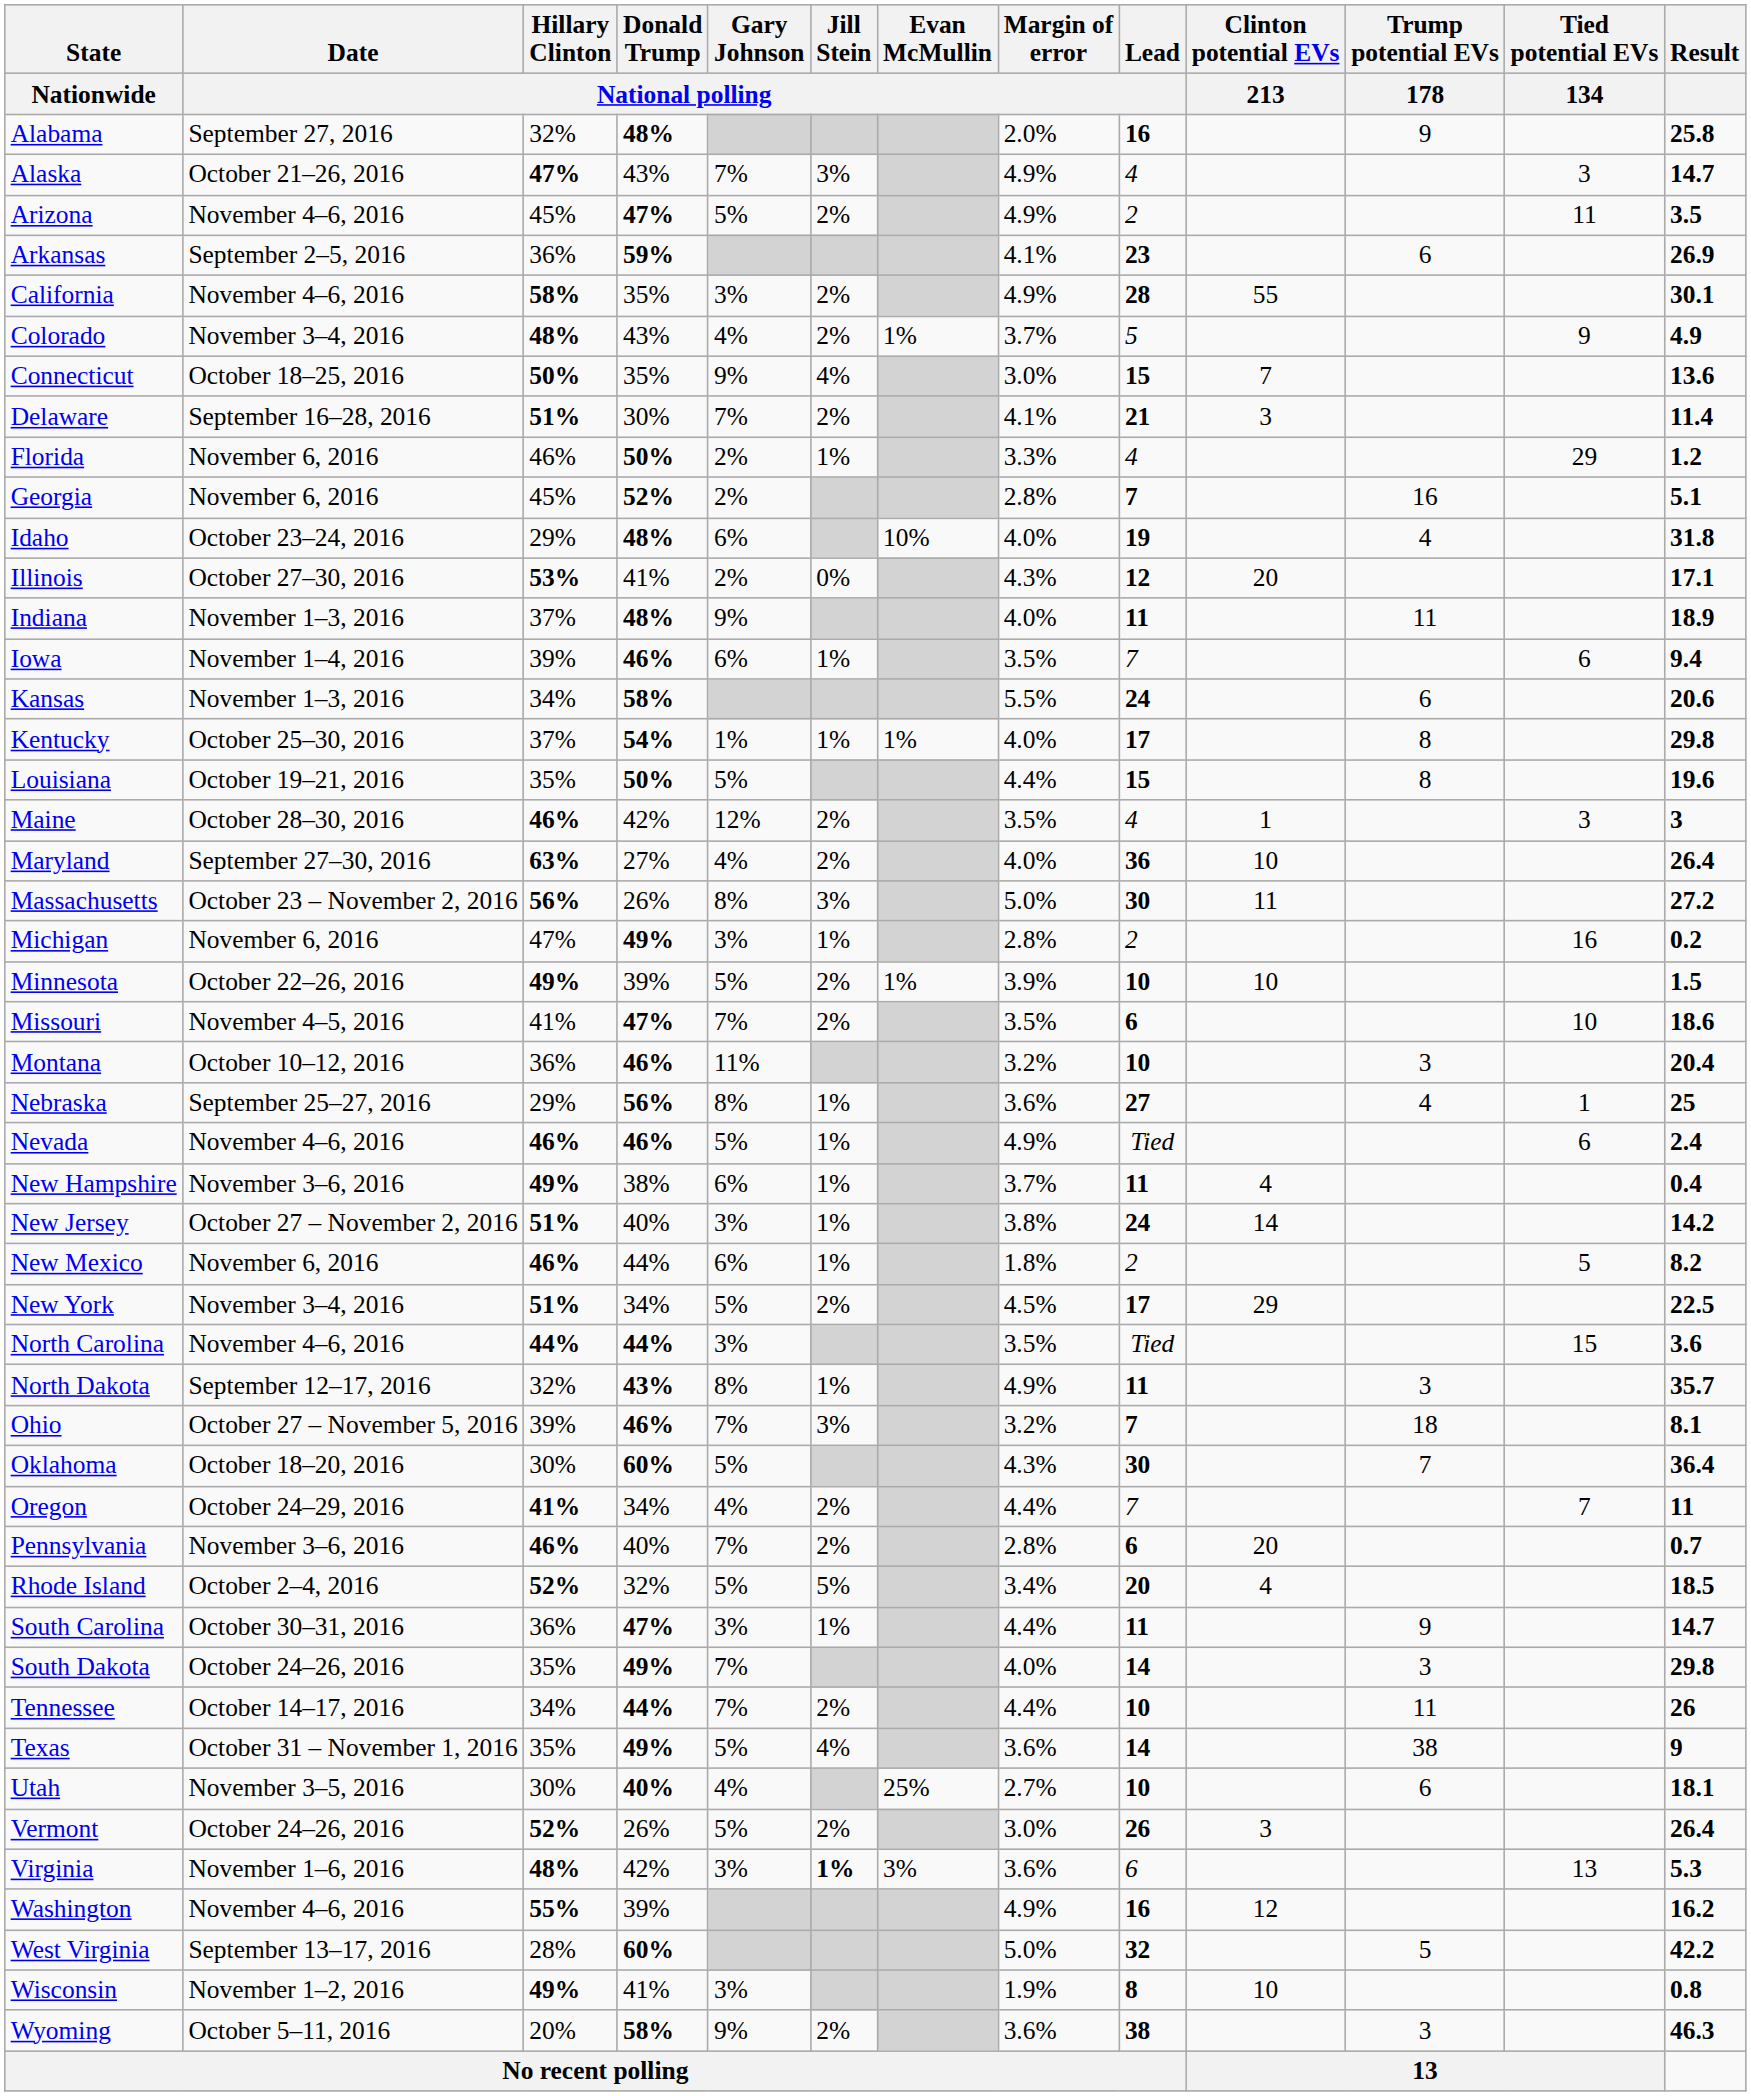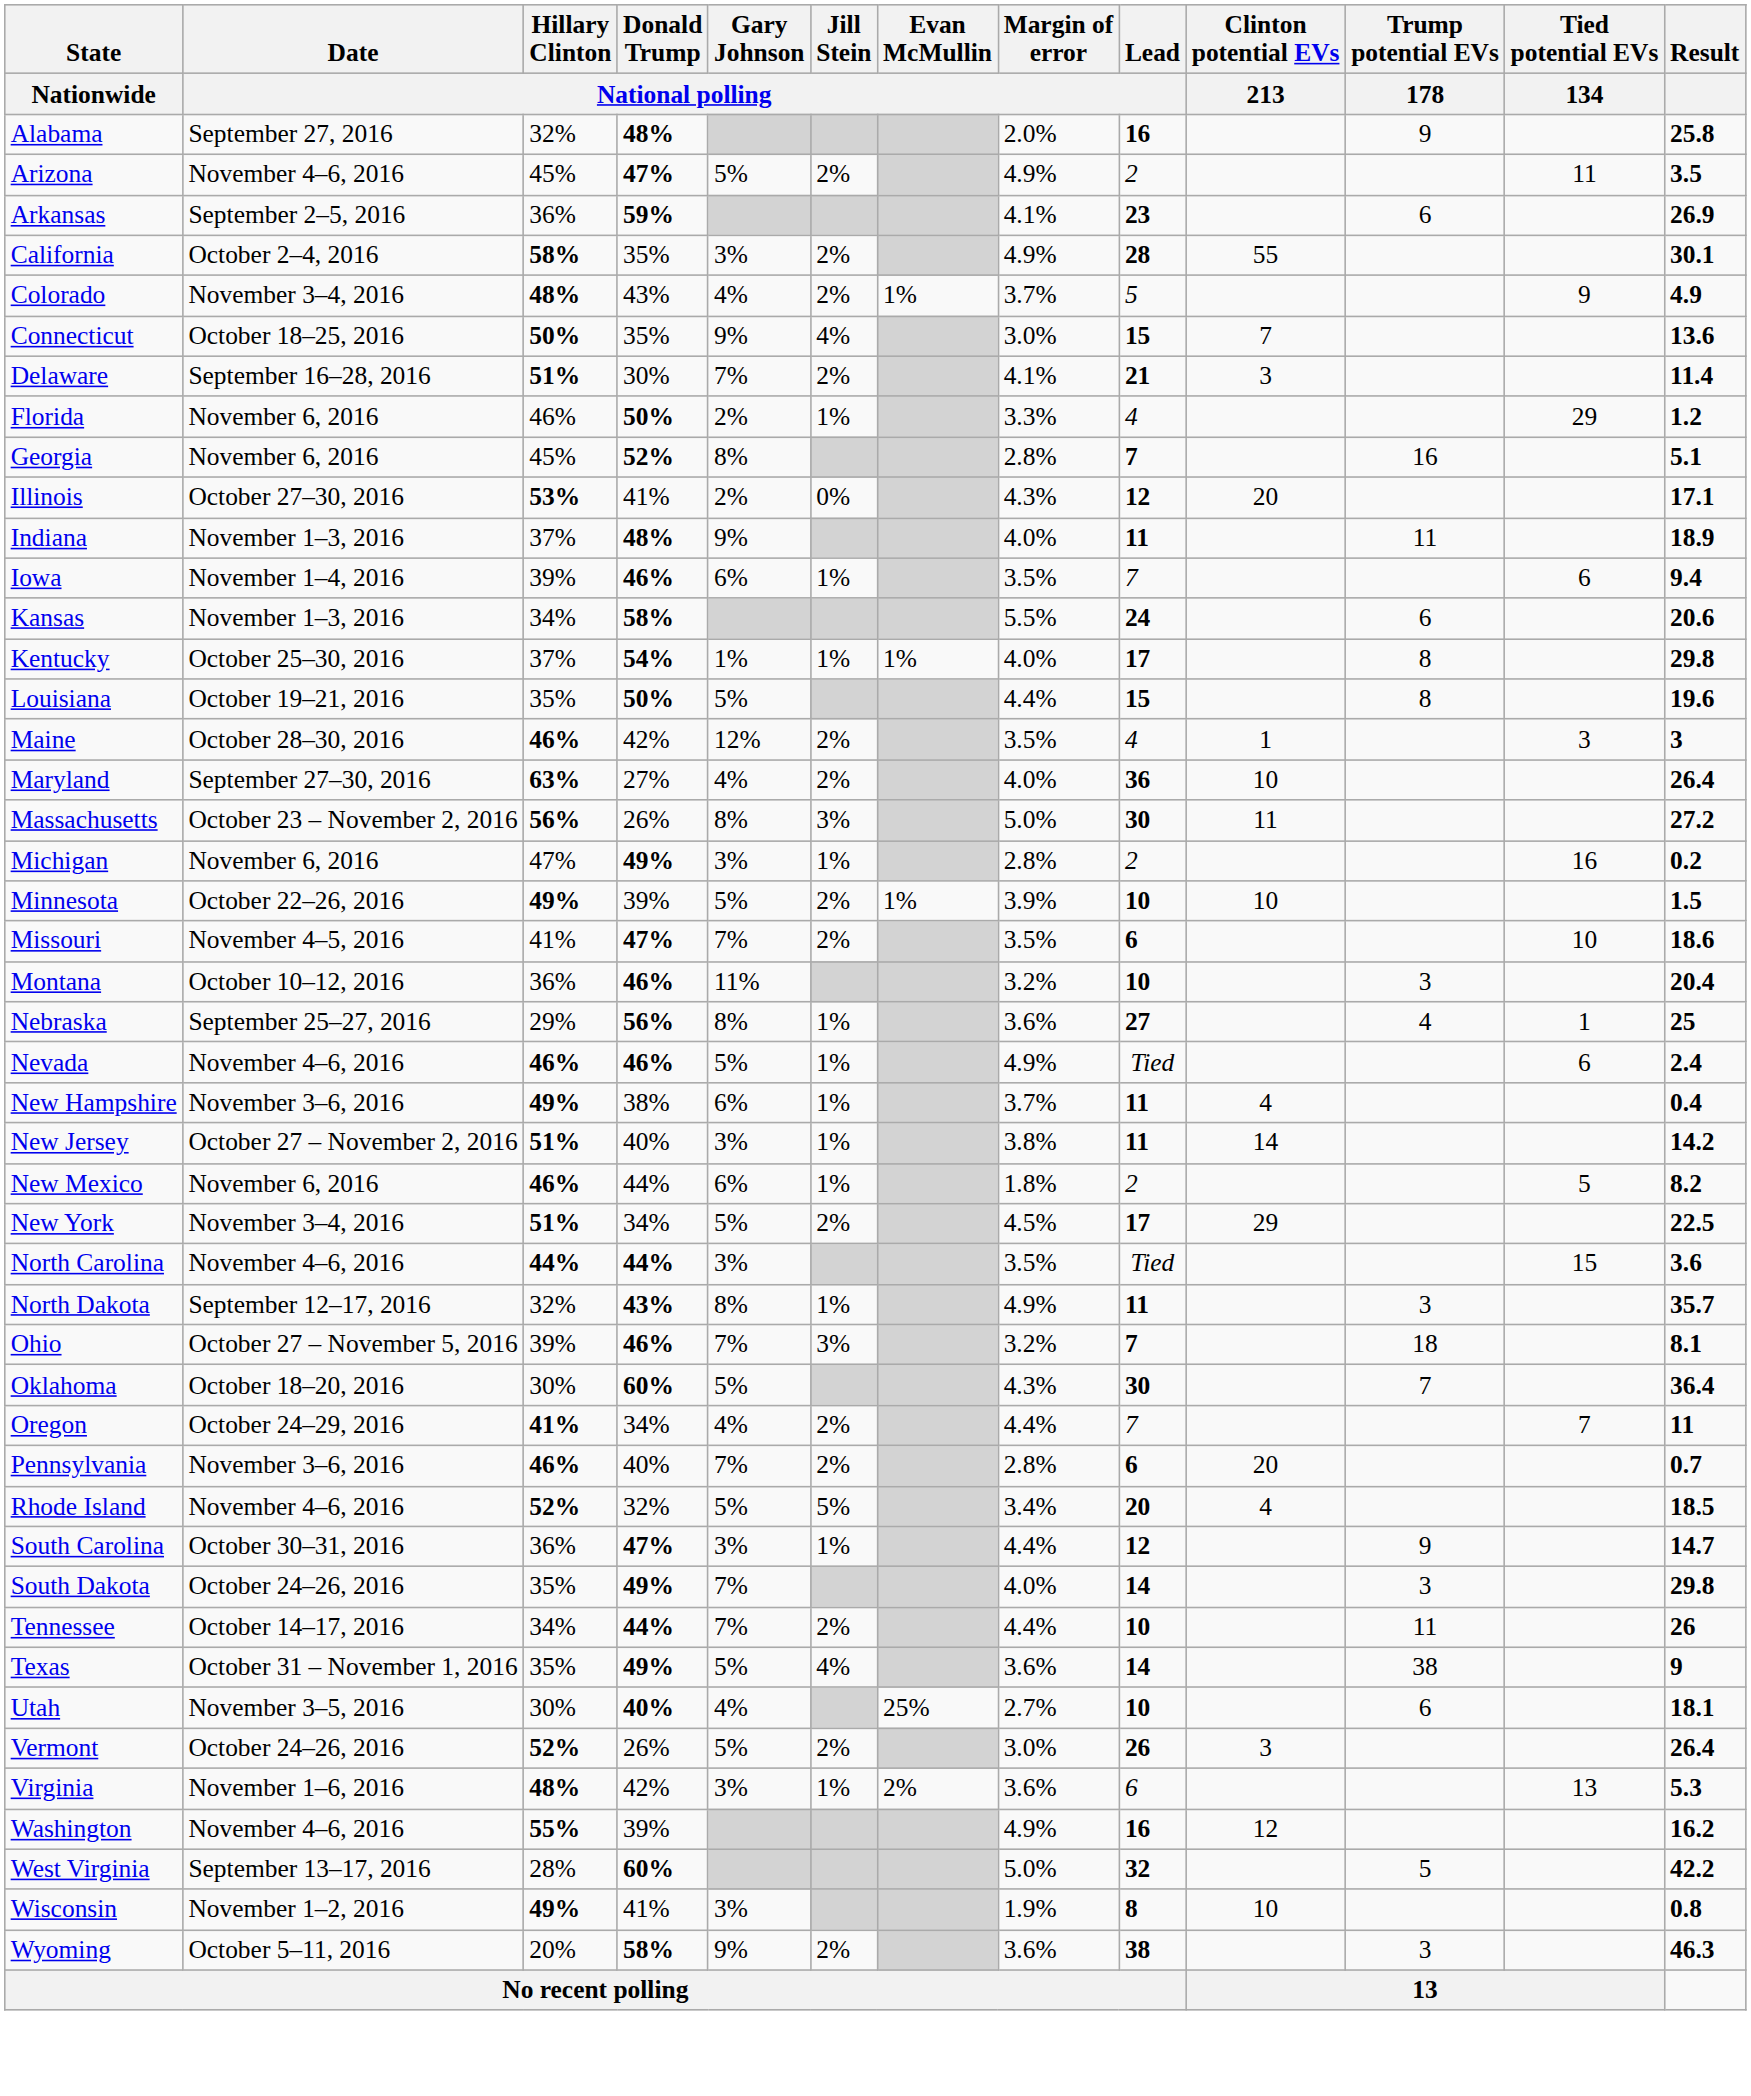- row: (46, 174)
(296, 295) November 4–6, 2016 -> (283, 255) October 2–4, 2016
(731, 497) 2% -> (731, 456) 8%
- row: (40, 537)
(1138, 1223) 24 -> (1137, 1142) 11
(283, 1586) October 2–4, 2016 -> (296, 1505) November 4–6, 2016
(1137, 1626) 11 -> (1138, 1546) 12
(835, 1868) bold -> (833, 1788) normal
(900, 1868) 3% -> (900, 1788) 2%
